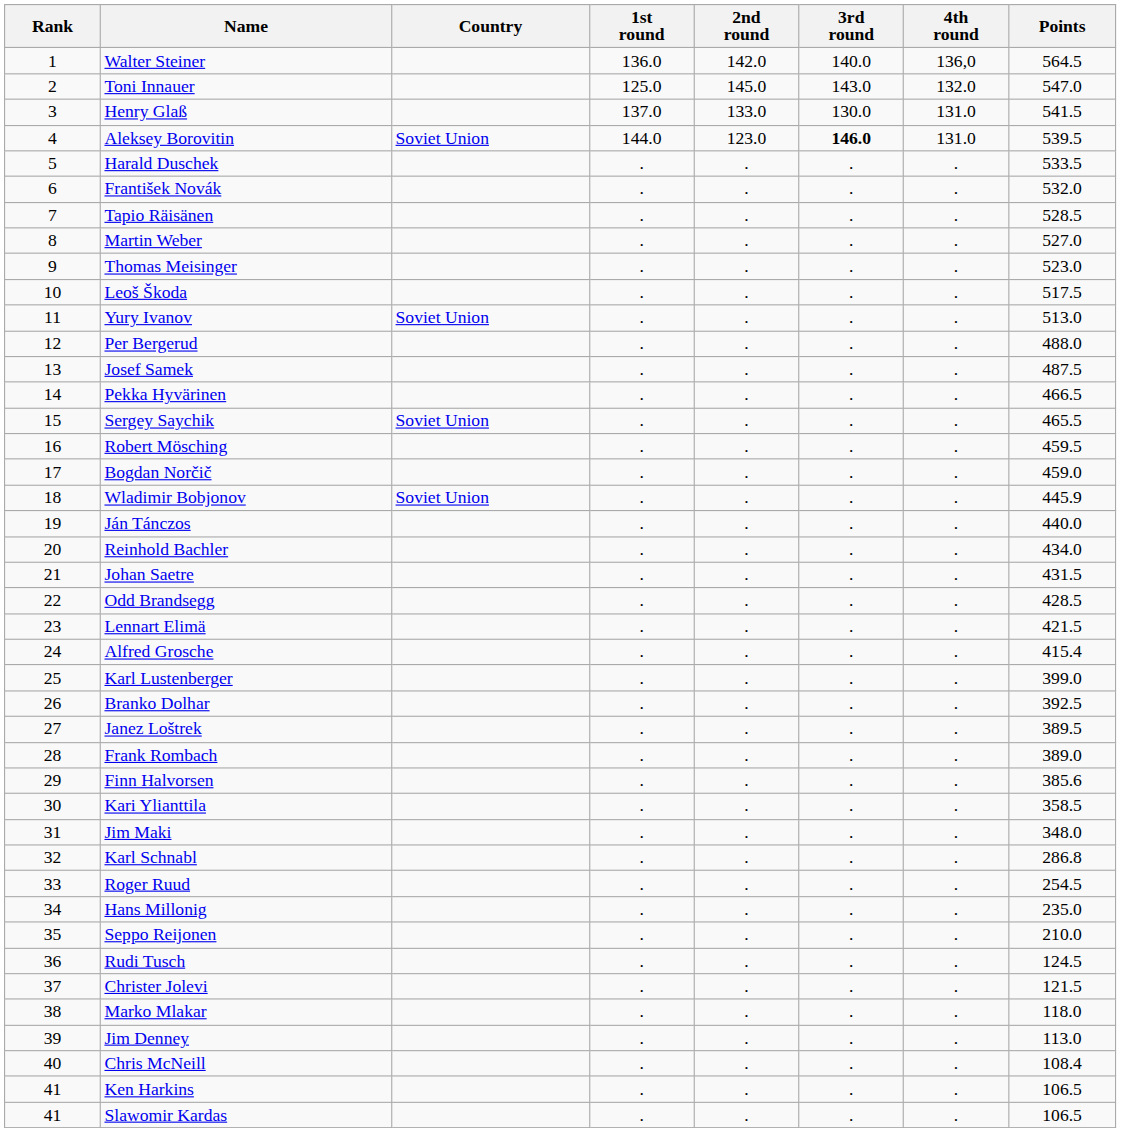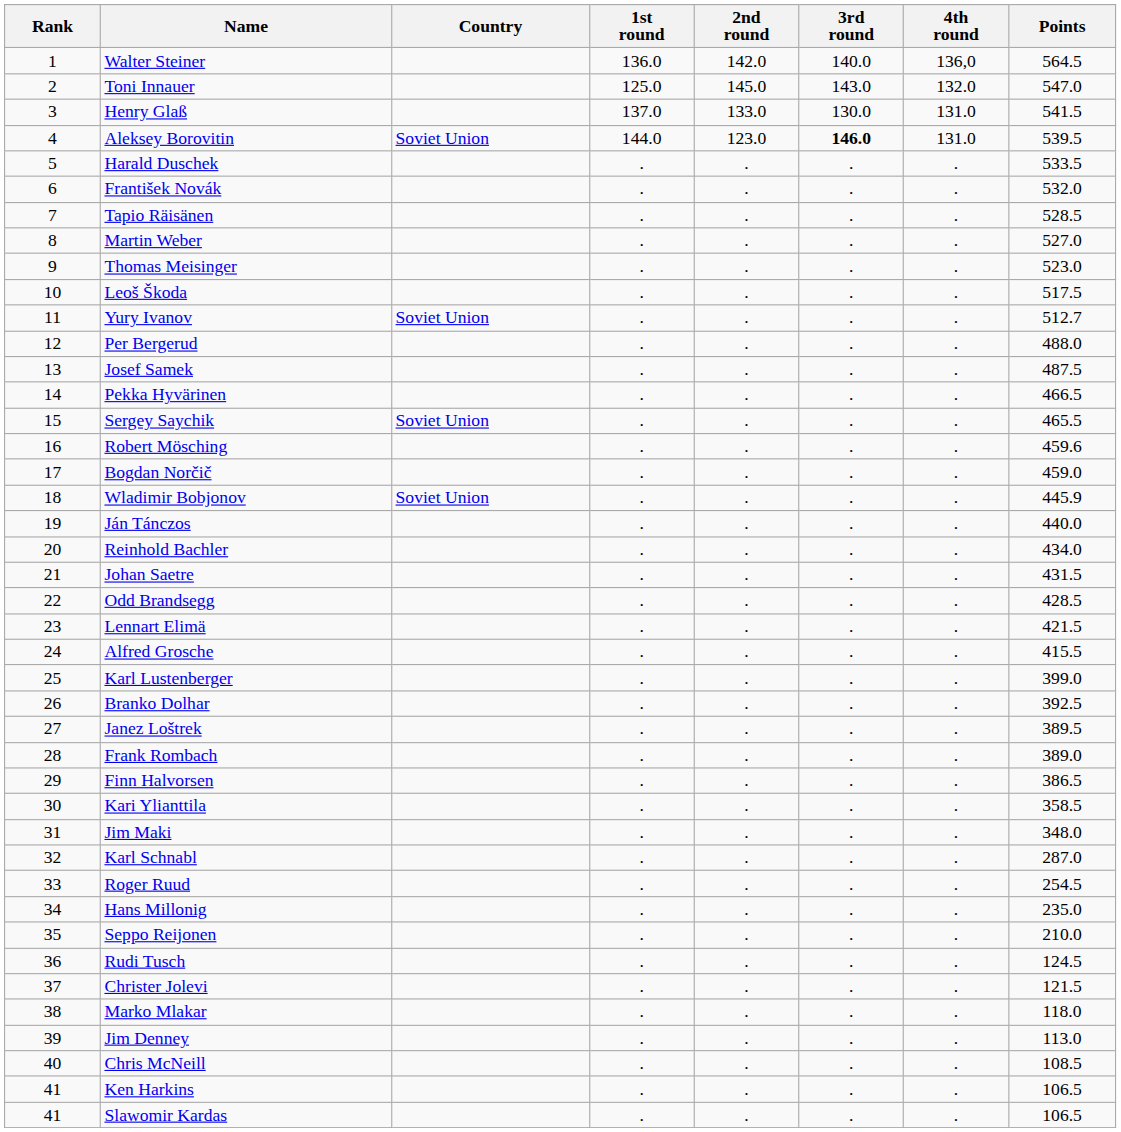(1062, 317) 513.0 -> (1062, 317) 512.7
(1062, 446) 459.5 -> (1062, 446) 459.6
(1062, 652) 415.4 -> (1062, 652) 415.5
(1062, 780) 385.6 -> (1062, 780) 386.5
(1062, 857) 286.8 -> (1062, 857) 287.0
(1062, 1063) 108.4 -> (1062, 1063) 108.5
